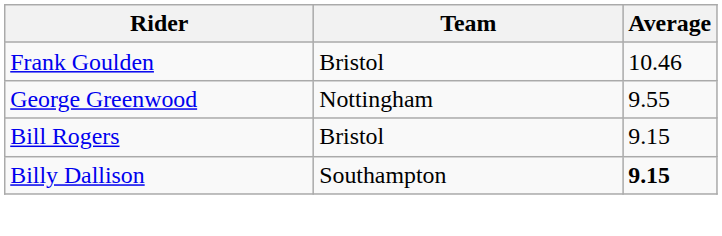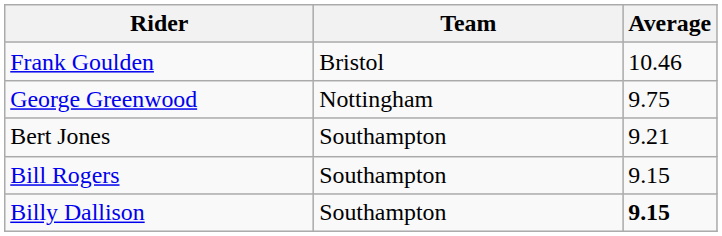(649, 99) 9.55 -> (649, 99) 9.75
+ row: (60, 136)
(352, 136) Bristol -> (383, 174) Southampton
